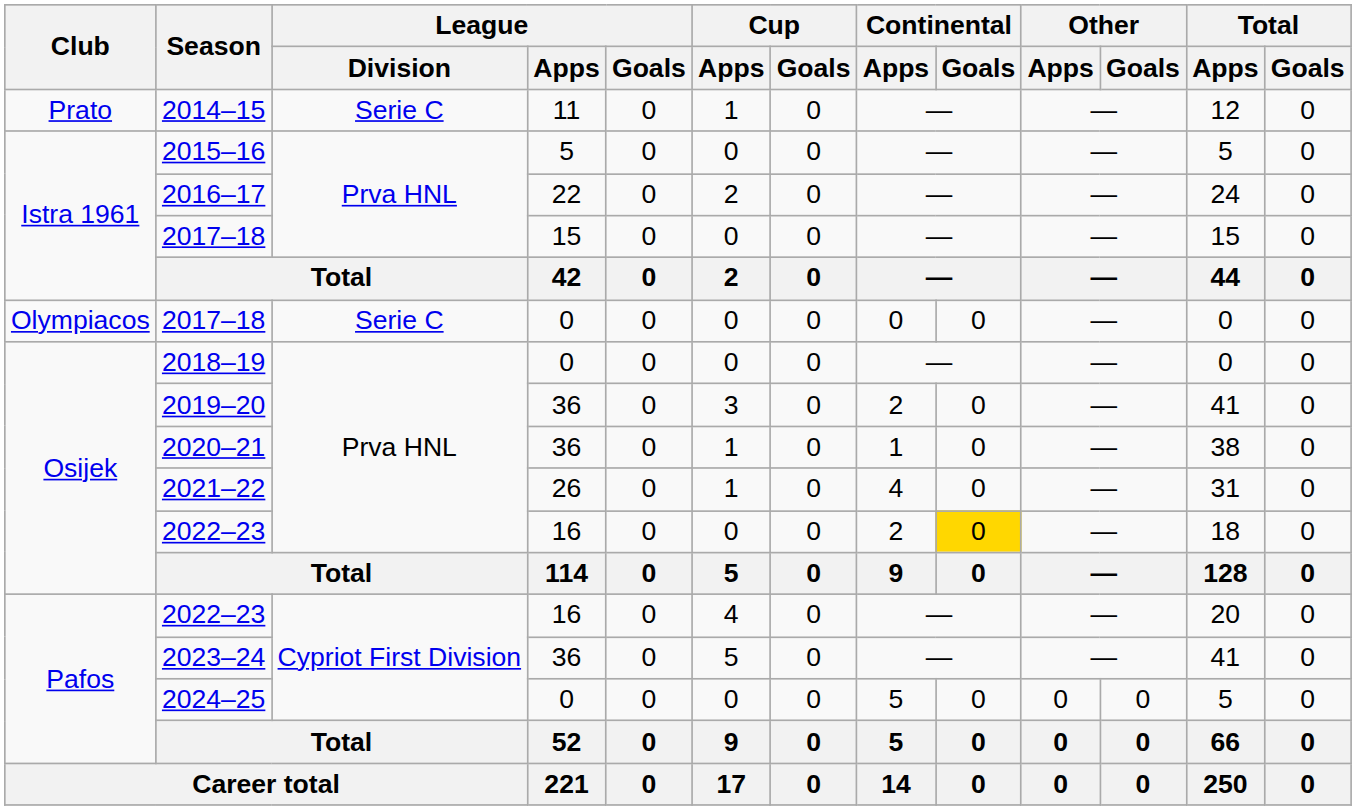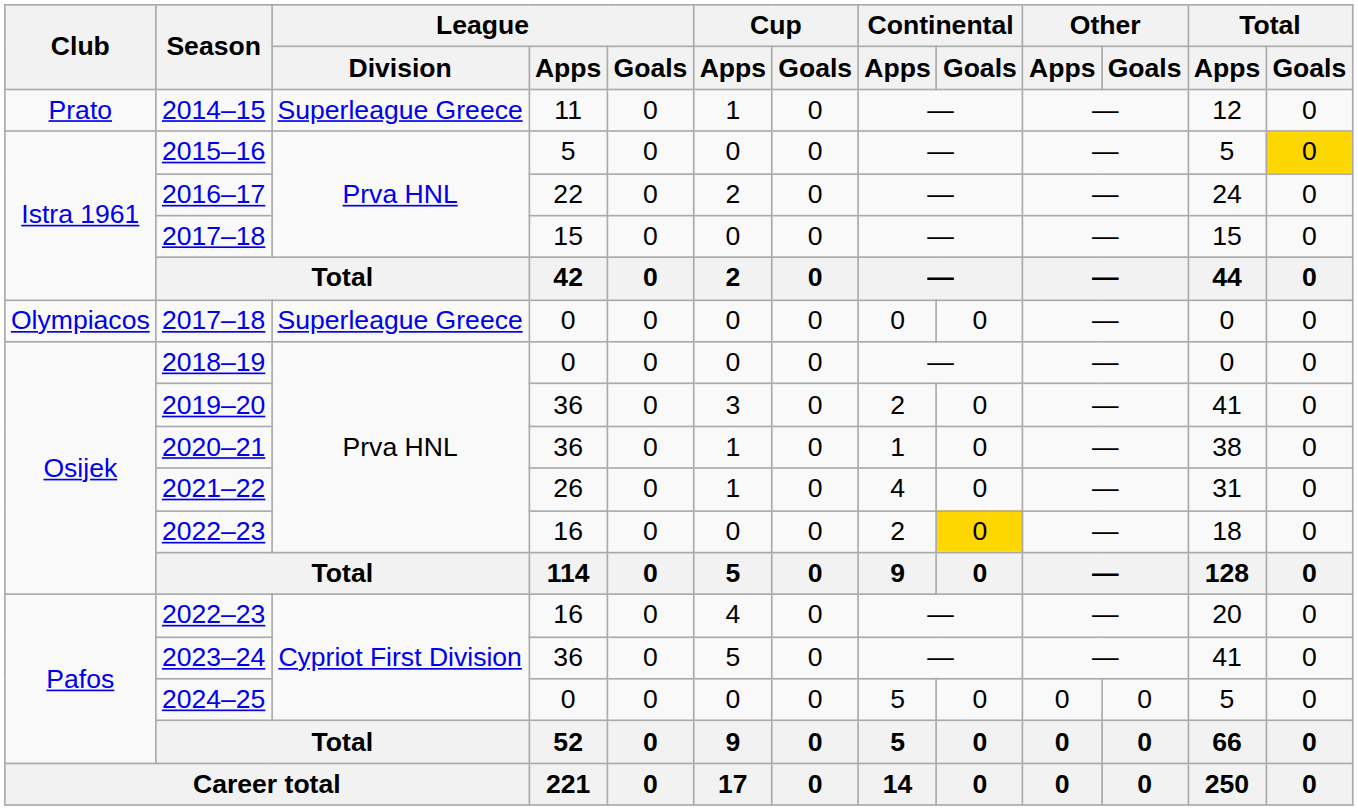(399, 109) Serie C -> (400, 109) Superleague Greece
(1308, 151) no background -> (1309, 151) gold background
(399, 320) Serie C -> (400, 320) Superleague Greece
